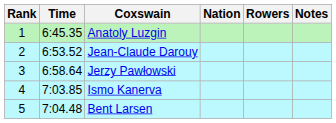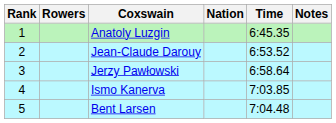columns swapped: (268, 14) <-> (62, 14)
